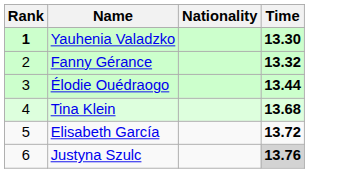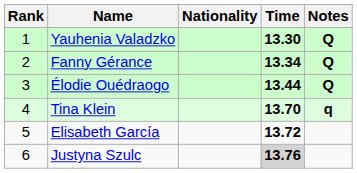+ column: (328, 16)
(26, 39) bold -> (26, 39) normal
(283, 62) 13.32 -> (283, 62) 13.34
(283, 109) 13.68 -> (283, 109) 13.70
